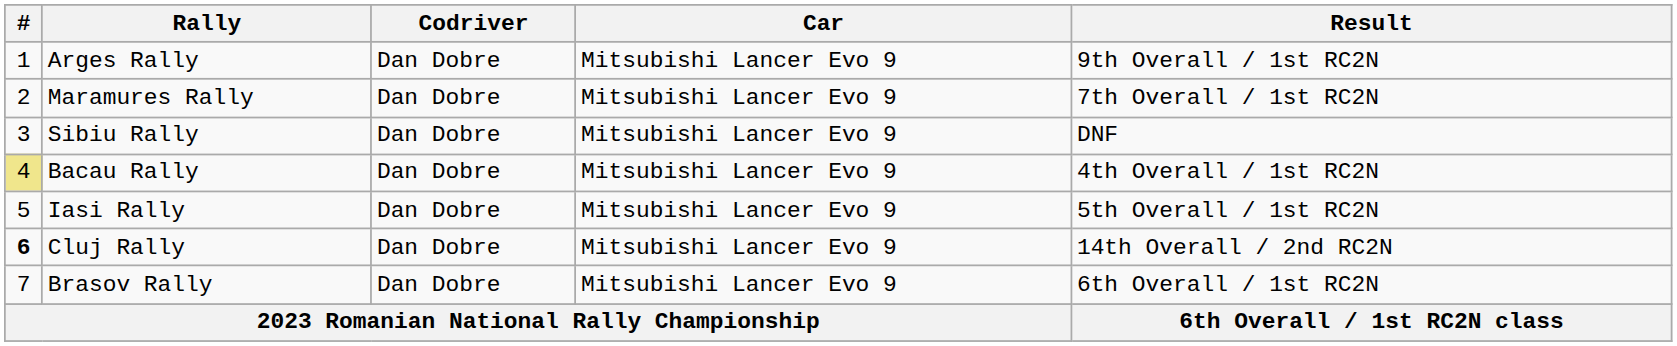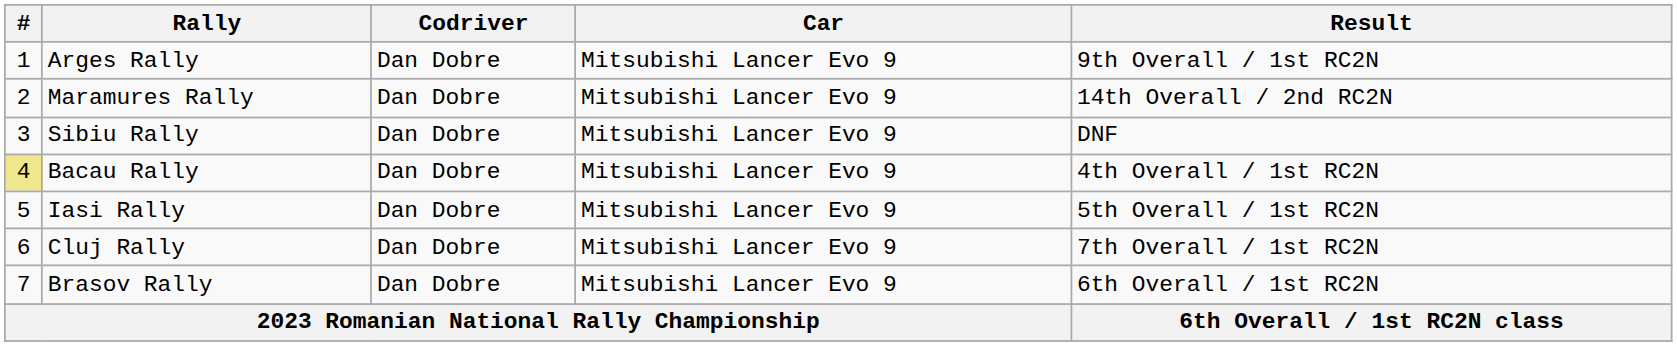(1228, 98) 7th Overall / 1st RC2N -> (1235, 98) 14th Overall / 2nd RC2N
(24, 247) bold -> (24, 247) normal
(1235, 247) 14th Overall / 2nd RC2N -> (1228, 247) 7th Overall / 1st RC2N
